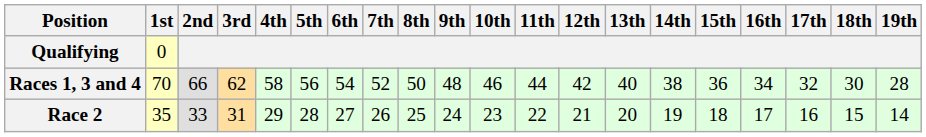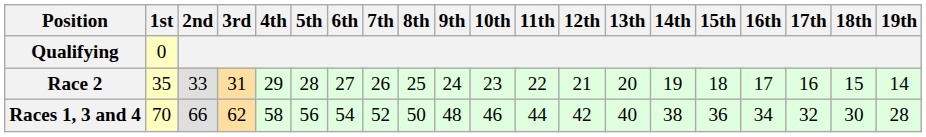rows swapped: (75, 83) <-> (75, 114)
